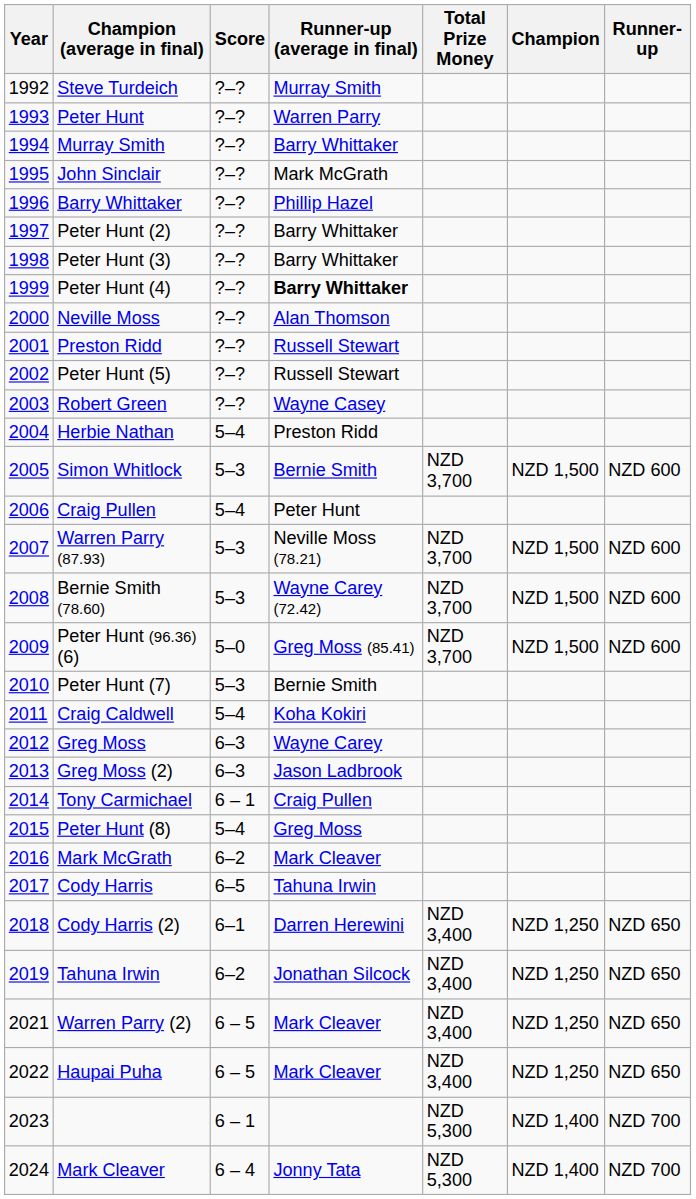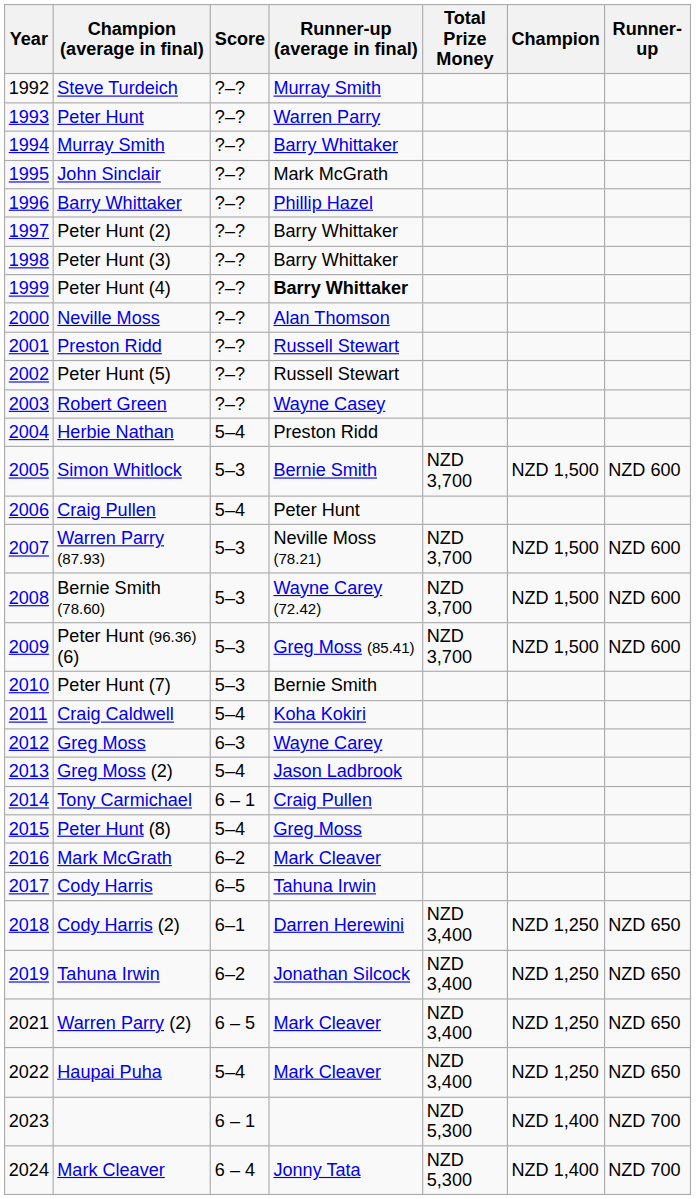(230, 646) 5–0 -> (230, 646) 5–3
(230, 771) 6–3 -> (230, 771) 5–4
(235, 1072) 6 – 5 -> (230, 1072) 5–4
